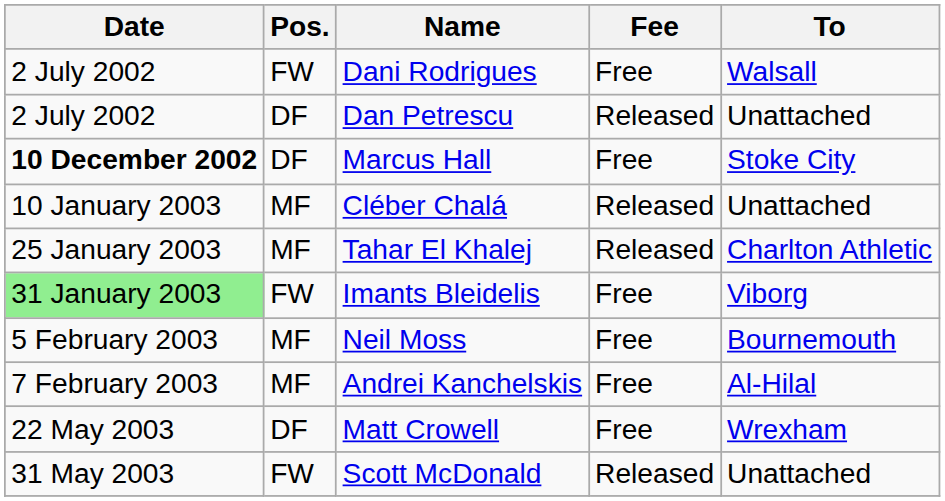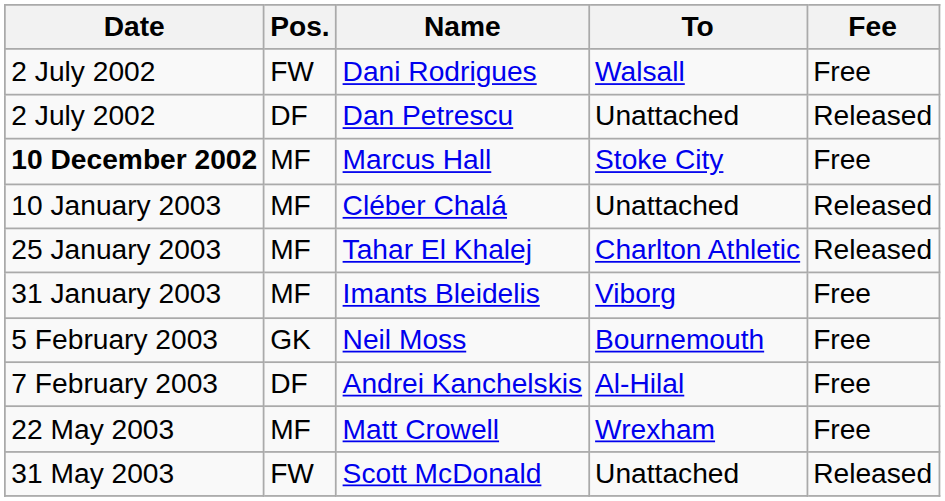columns swapped: (830, 26) <-> (655, 26)
(289, 160) DF -> (290, 160) MF
(116, 294) lightgreen background -> (116, 294) no background
(292, 294) FW -> (290, 294) MF
(290, 339) MF -> (290, 339) GK
(290, 384) MF -> (289, 384) DF
(289, 428) DF -> (290, 428) MF
